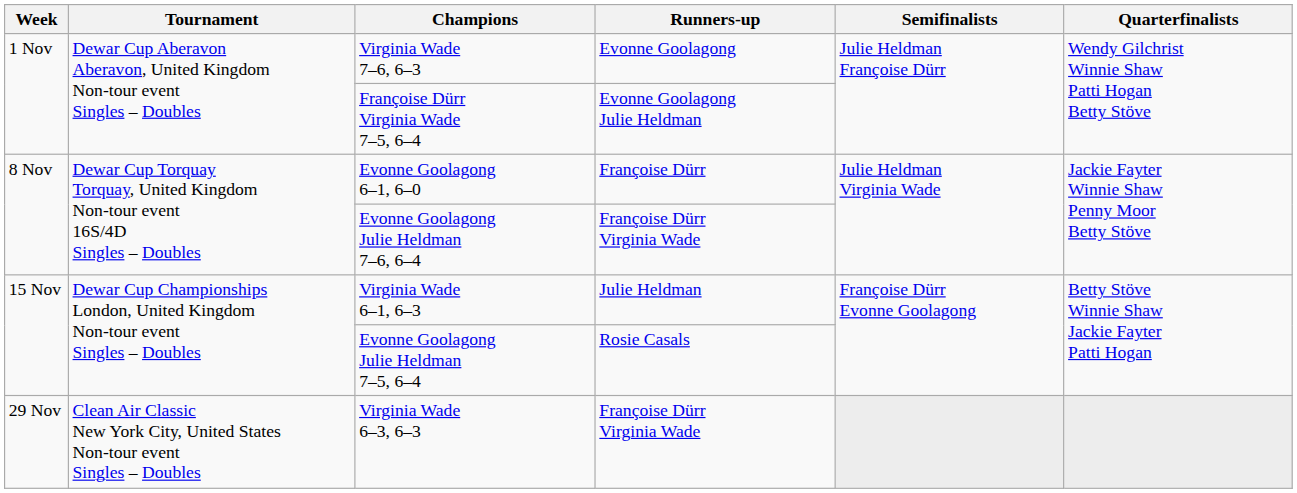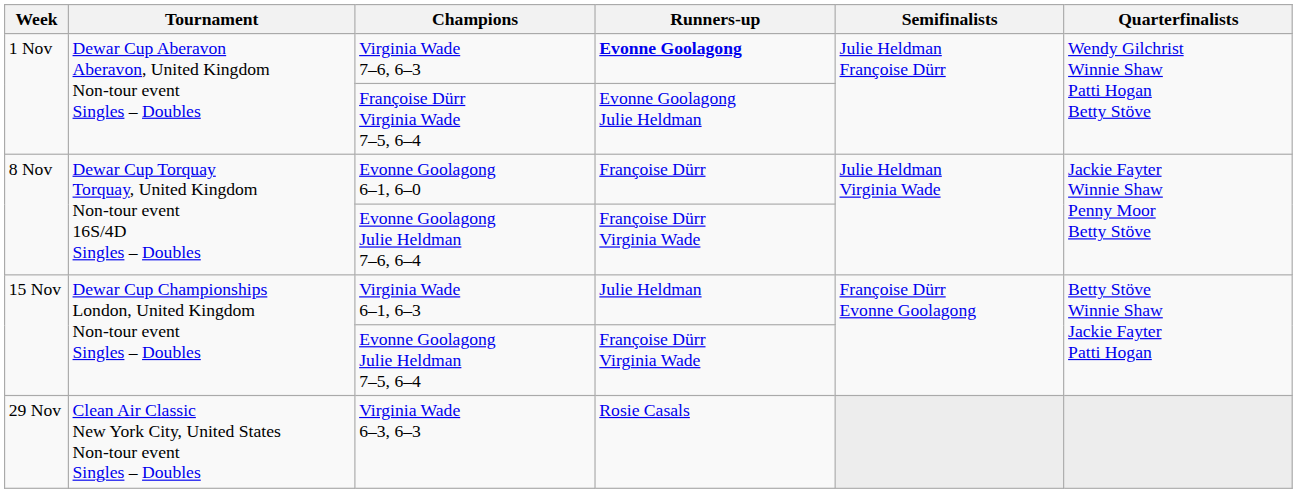(668, 48) normal -> (671, 48) bold
(645, 339) Rosie Casals -> (652, 350) Françoise Dürr Virginia Wade
(652, 421) Françoise Dürr Virginia Wade -> (645, 410) Rosie Casals
